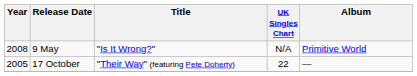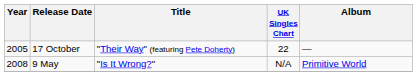rows swapped: (56, 64) <-> (45, 48)
